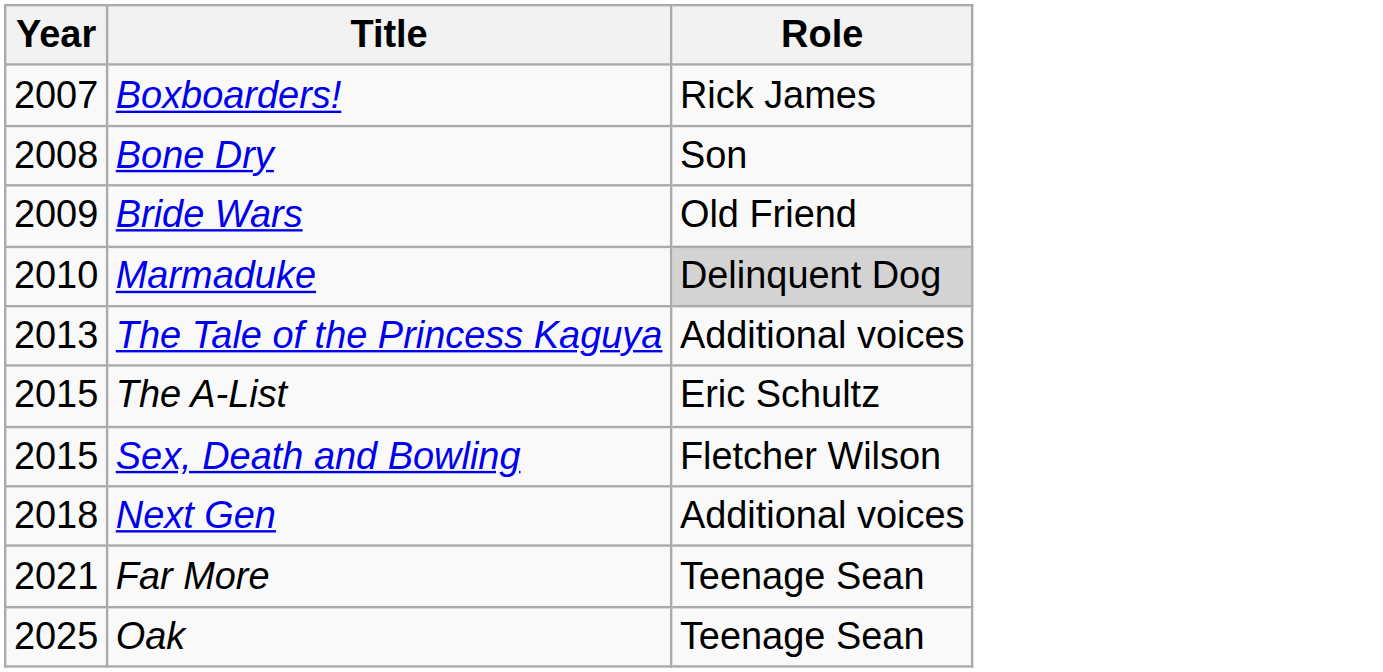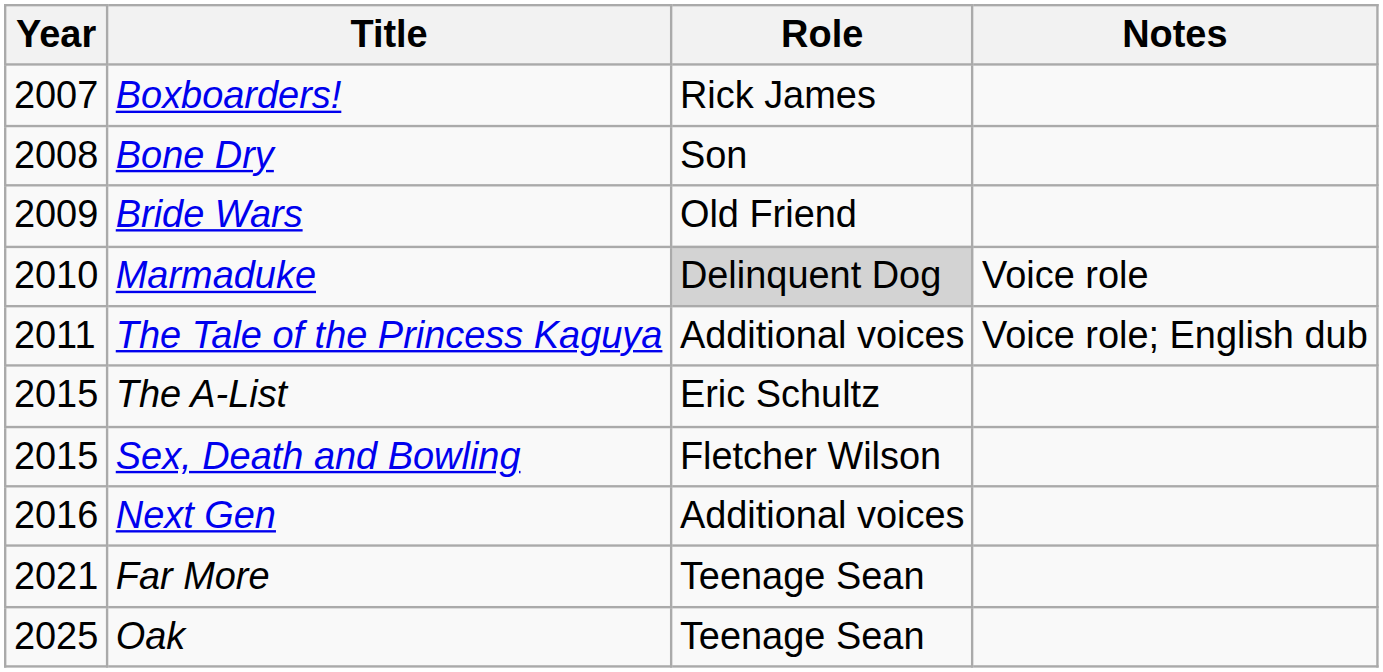+ column: (1175, 34)
(56, 335) 2013 -> (55, 335) 2011
(56, 515) 2018 -> (56, 515) 2016
